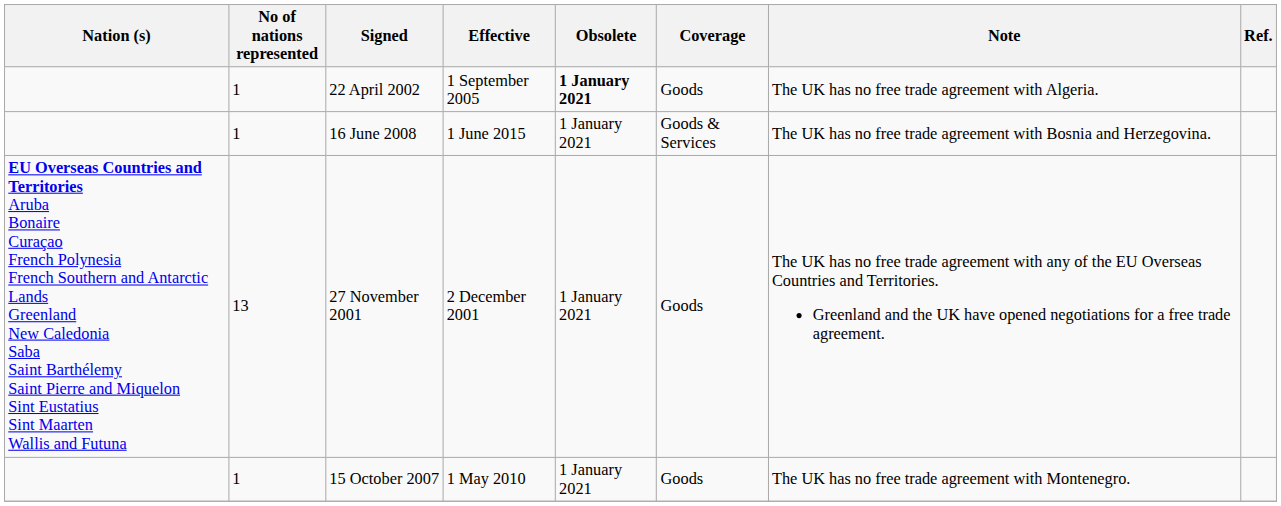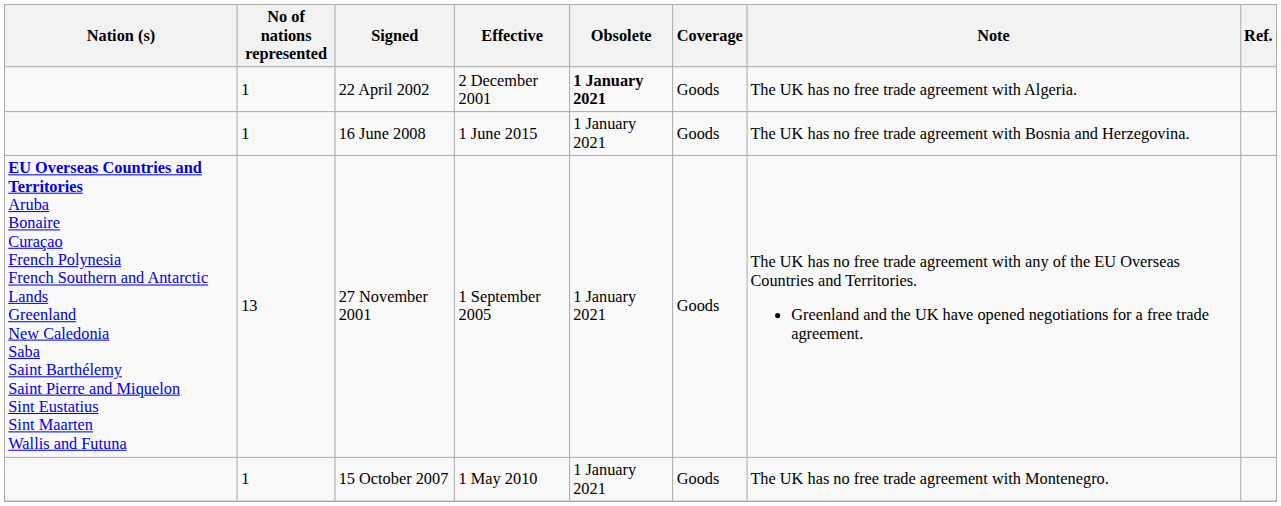(488, 89) 1 September 2005 -> (498, 89) 2 December 2001
(690, 133) Goods & Services -> (698, 133) Goods
(486, 306) 2 December 2001 -> (500, 306) 1 September 2005
